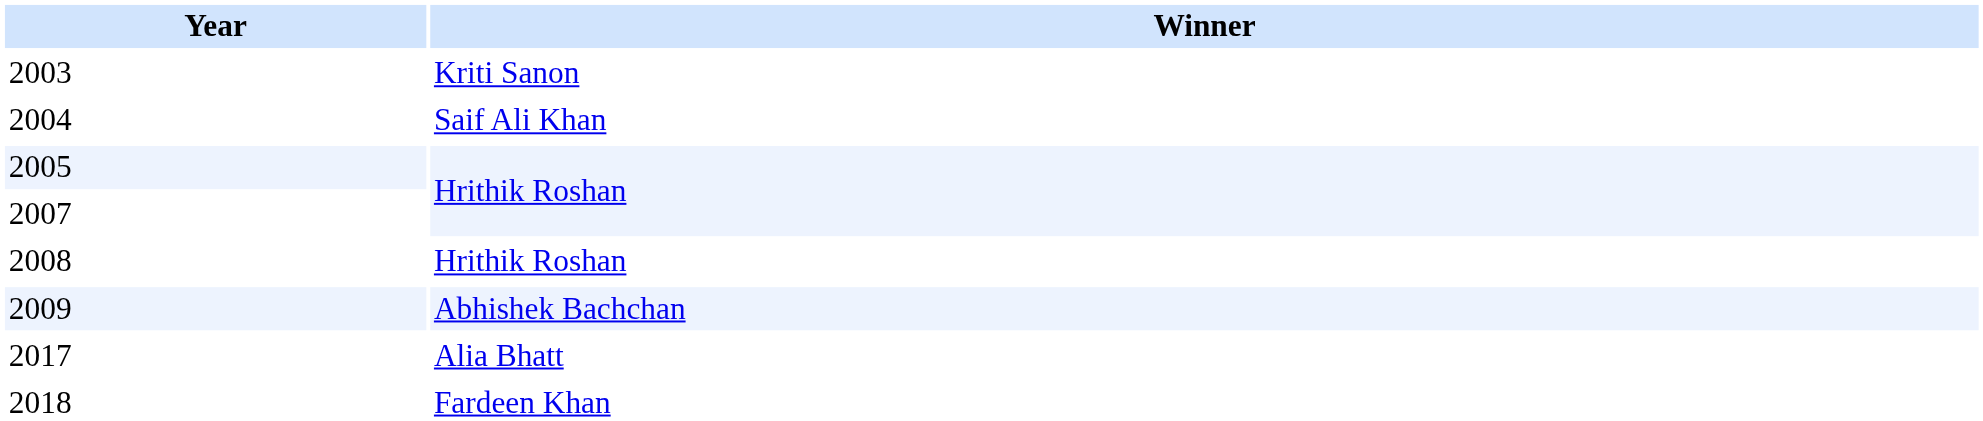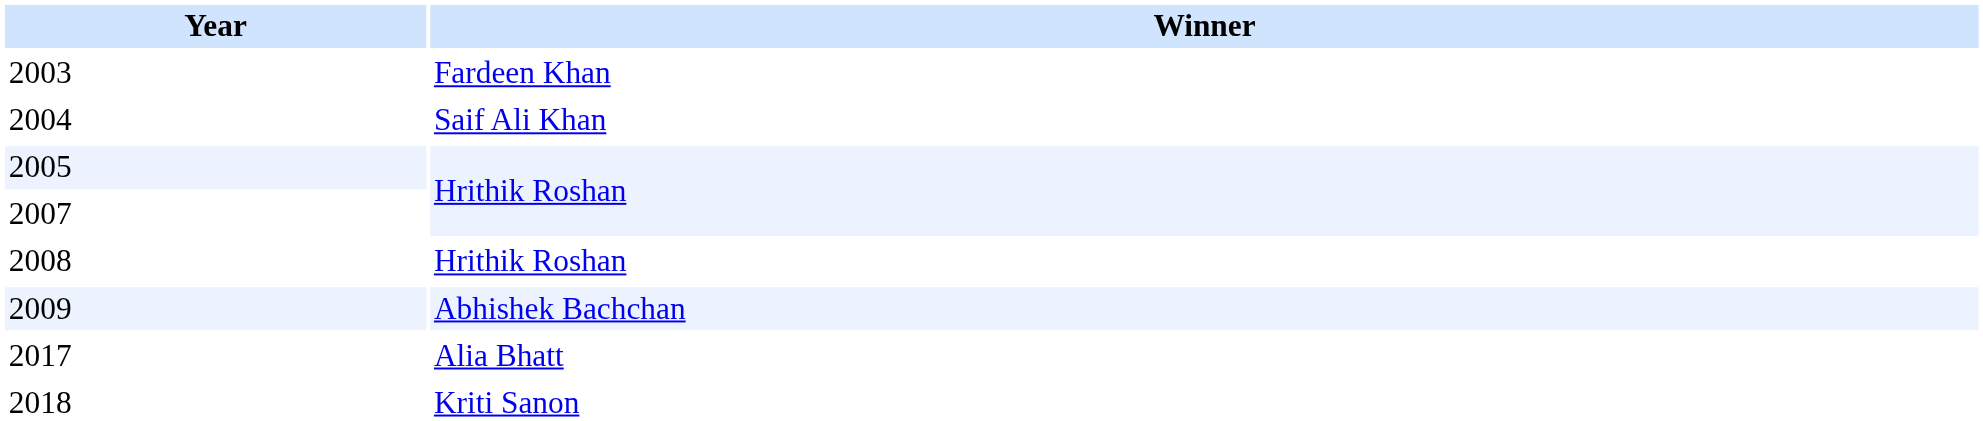(507, 73) Kriti Sanon -> (522, 73) Fardeen Khan
(522, 402) Fardeen Khan -> (507, 402) Kriti Sanon
